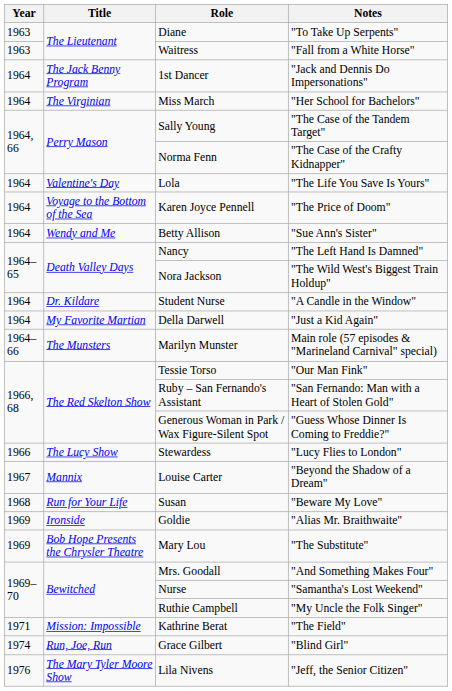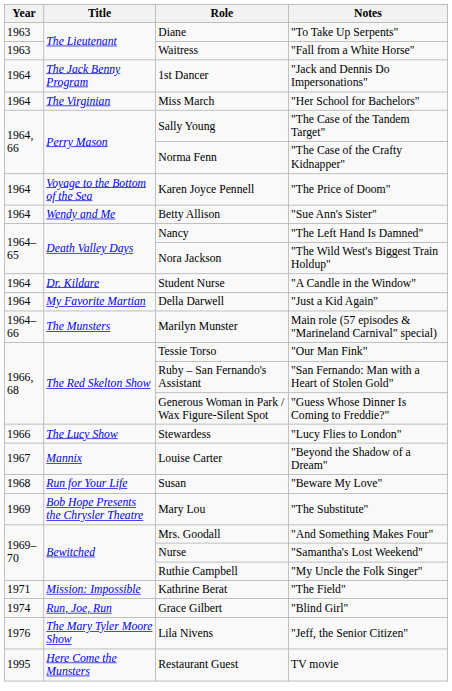- row: (169, 182)
- row: (174, 521)
+ row: (198, 665)
